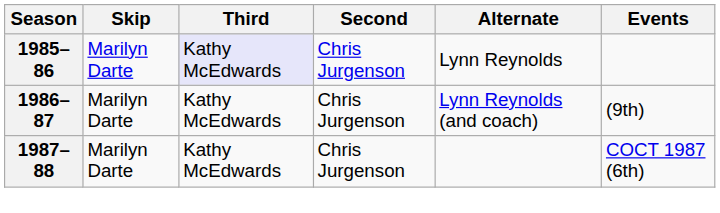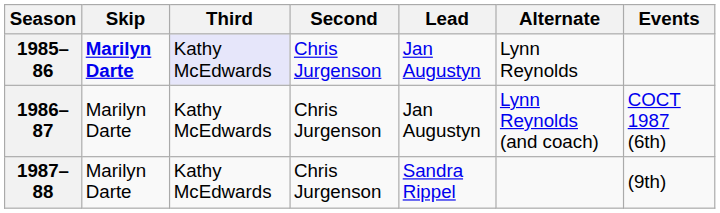+ column: (447, 19)
(118, 59) normal -> (119, 59) bold
(625, 110) (9th) -> (654, 120) COCT 1987 (6th)
(656, 161) COCT 1987 (6th) -> (647, 182) (9th)
